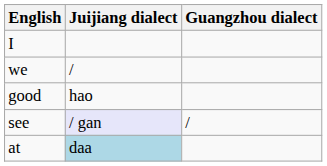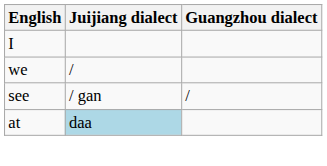- row: (25, 95)
(85, 122) lavender background -> (85, 95) no background
